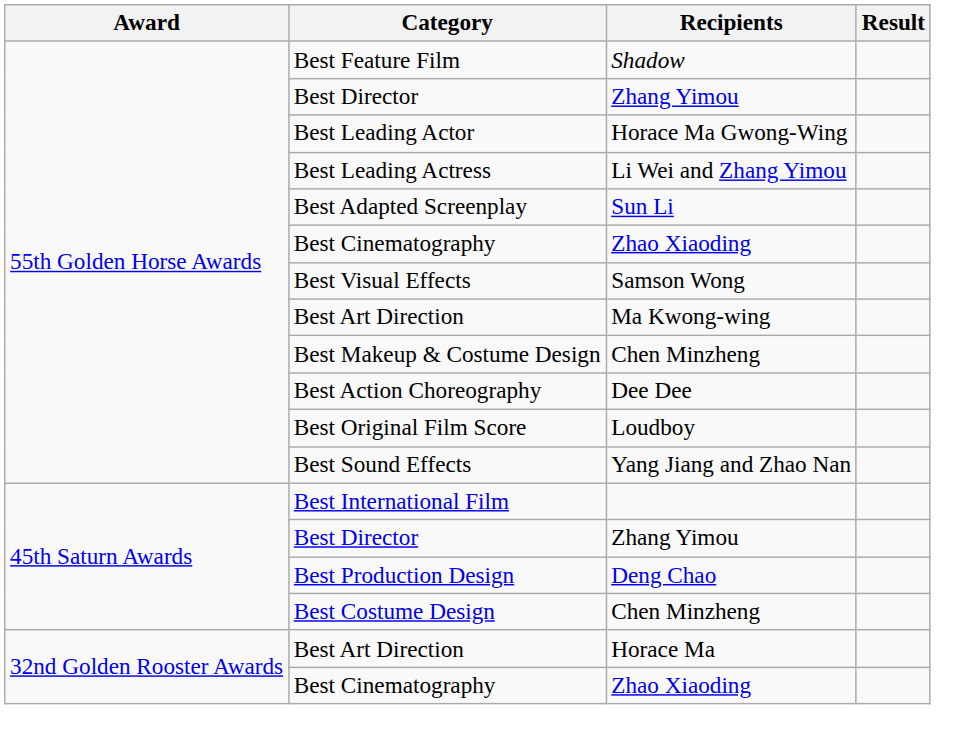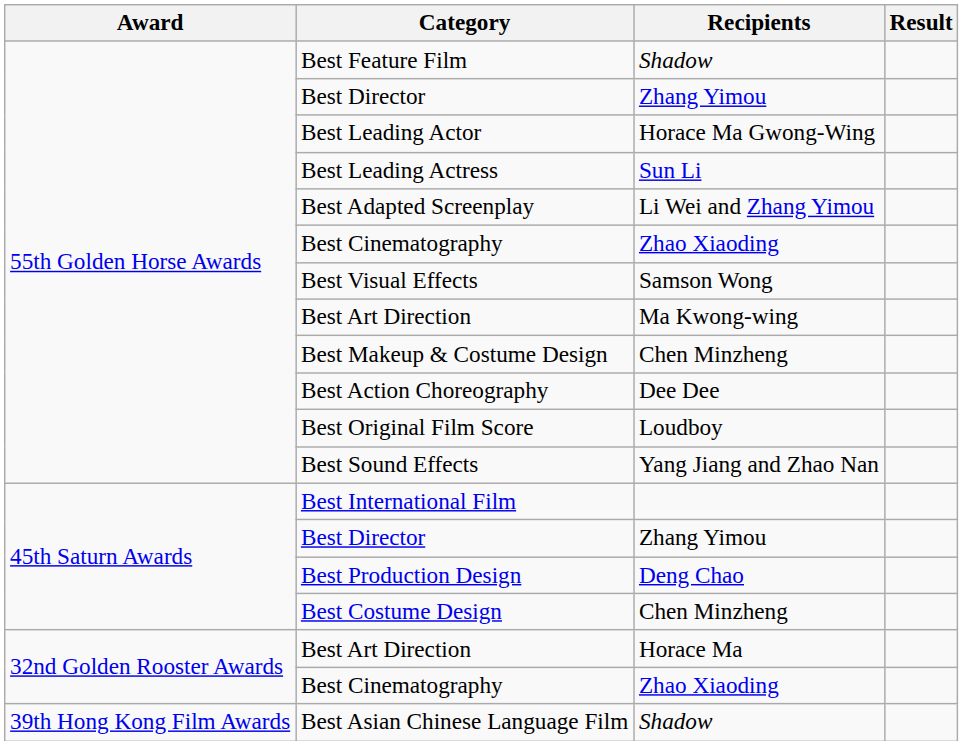(729, 170) Li Wei and Zhang Yimou -> (670, 170) Sun Li
(642, 206) Sun Li -> (757, 206) Li Wei and Zhang Yimou
+ row: (150, 721)
